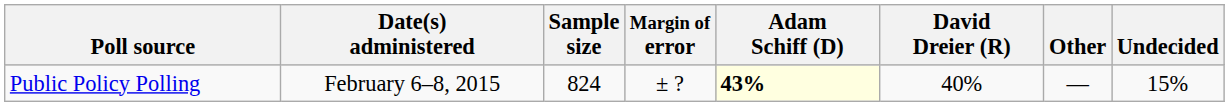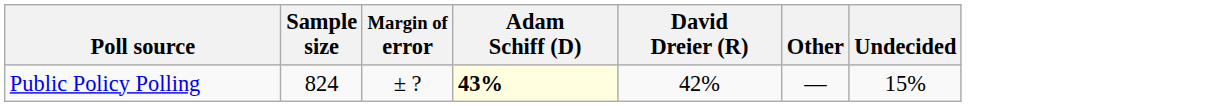- column: (412, 34)
(962, 82) 40% -> (699, 82) 42%
